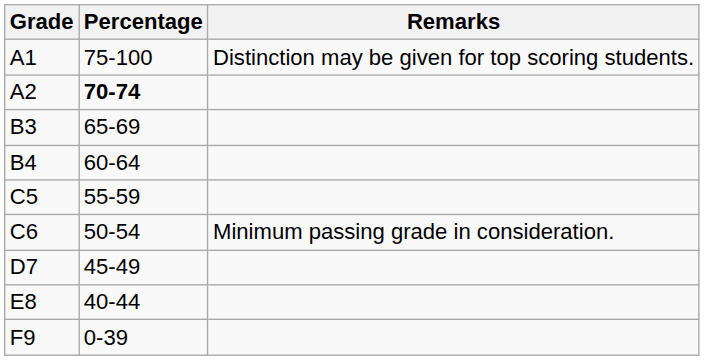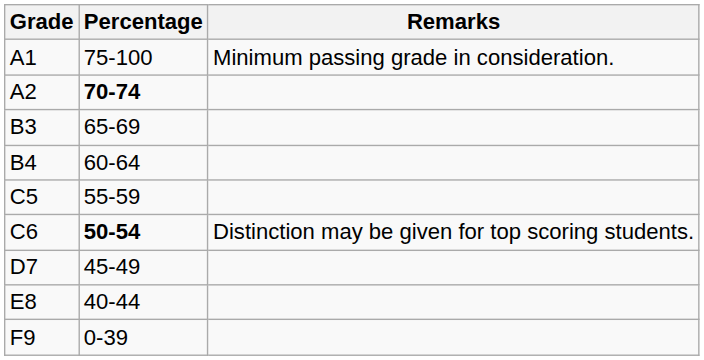(454, 57) Distinction may be given for top scoring students. -> (414, 57) Minimum passing grade in consideration.
(112, 232) normal -> (112, 232) bold
(414, 232) Minimum passing grade in consideration. -> (454, 232) Distinction may be given for top scoring students.
